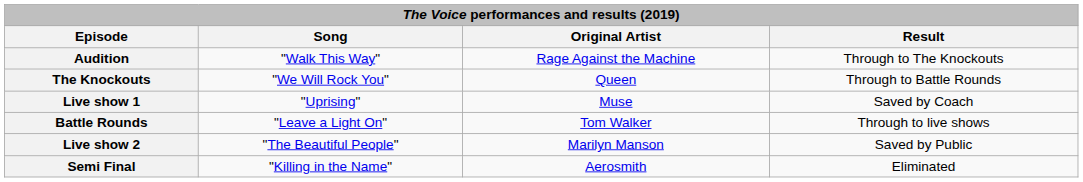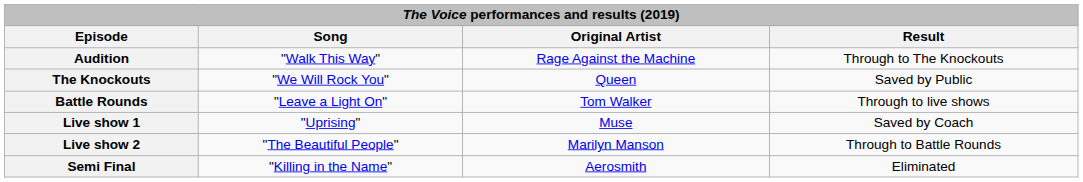(924, 79) Through to Battle Rounds -> (924, 79) Saved by Public
rows swapped: (101, 123) <-> (101, 101)
(924, 144) Saved by Public -> (924, 144) Through to Battle Rounds
